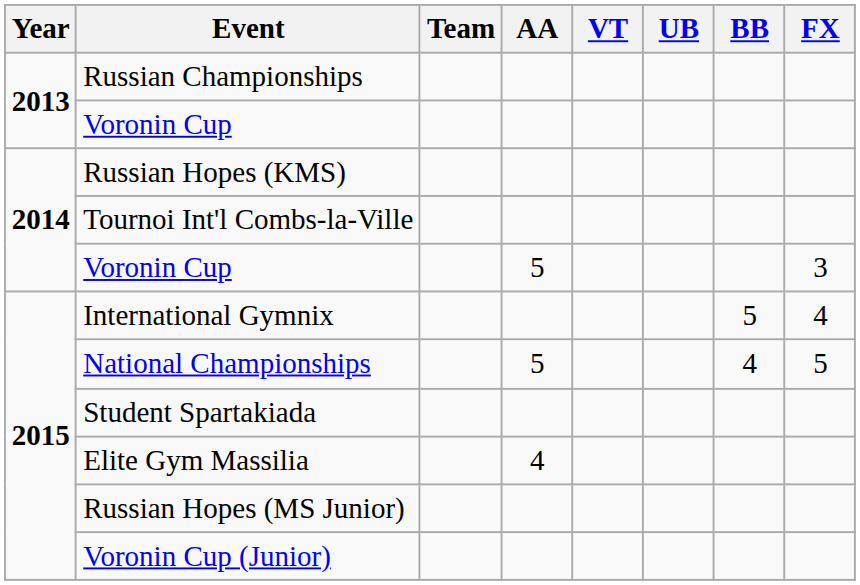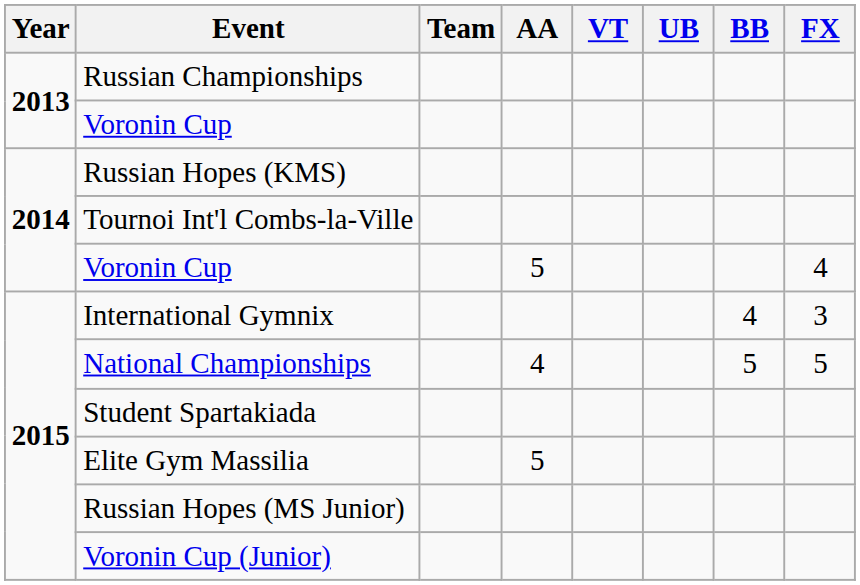(820, 267) 3 -> (820, 267) 4
(750, 315) 5 -> (750, 315) 4
(820, 315) 4 -> (820, 315) 3
(537, 363) 5 -> (537, 363) 4
(750, 363) 4 -> (750, 363) 5
(537, 459) 4 -> (537, 459) 5
